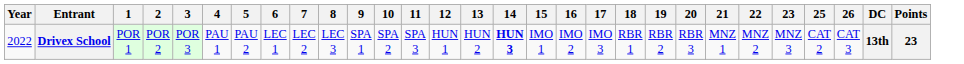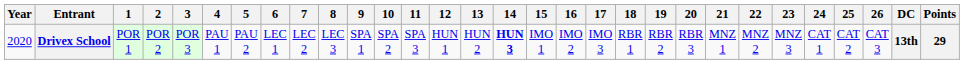+ column: (819, 14)
(20, 41) 2022 -> (20, 41) 2020
(911, 41) 23 -> (940, 41) 29
